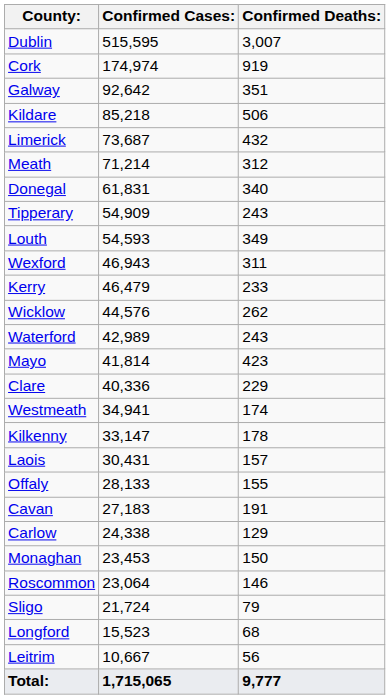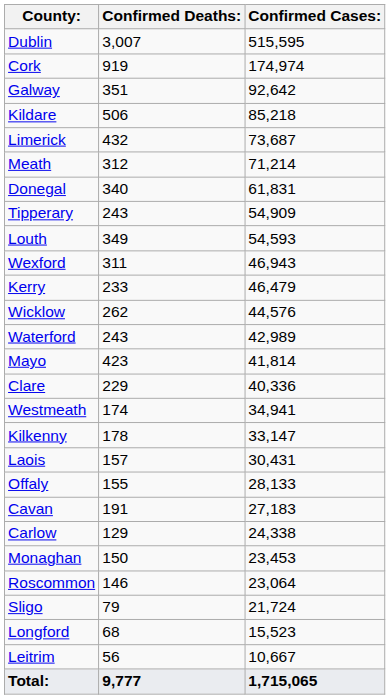columns swapped: (169, 16) <-> (312, 16)
